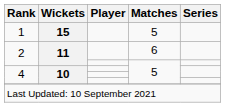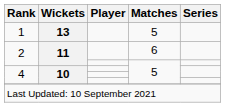(63, 32) 15 -> (63, 32) 13
